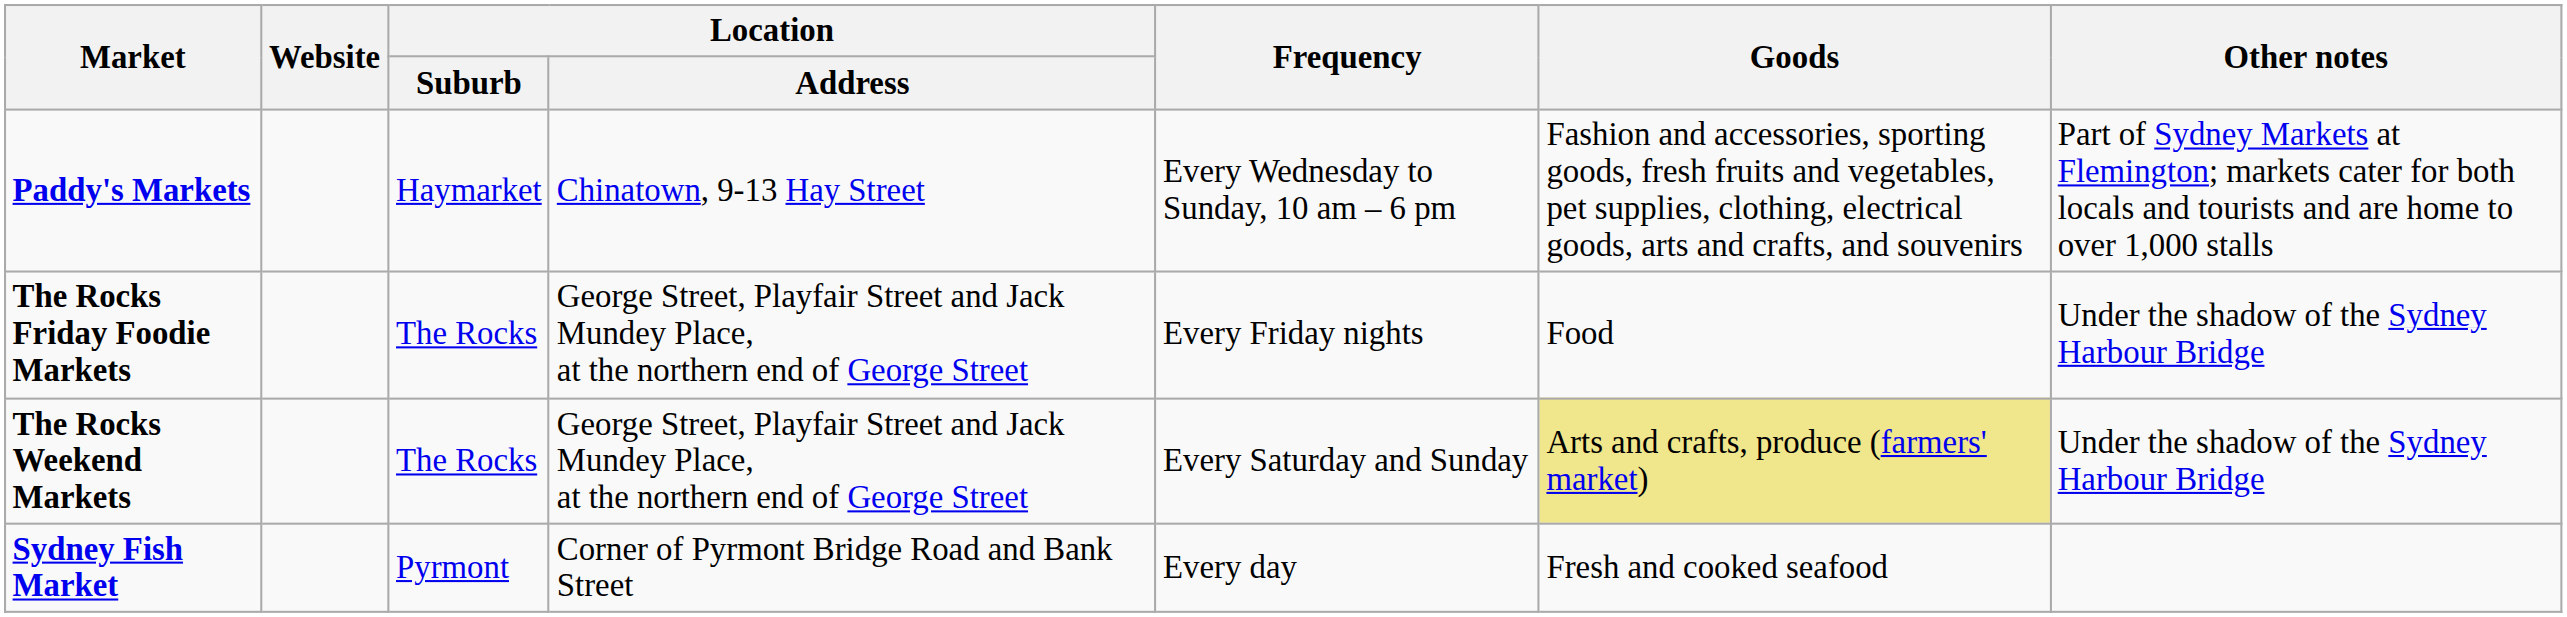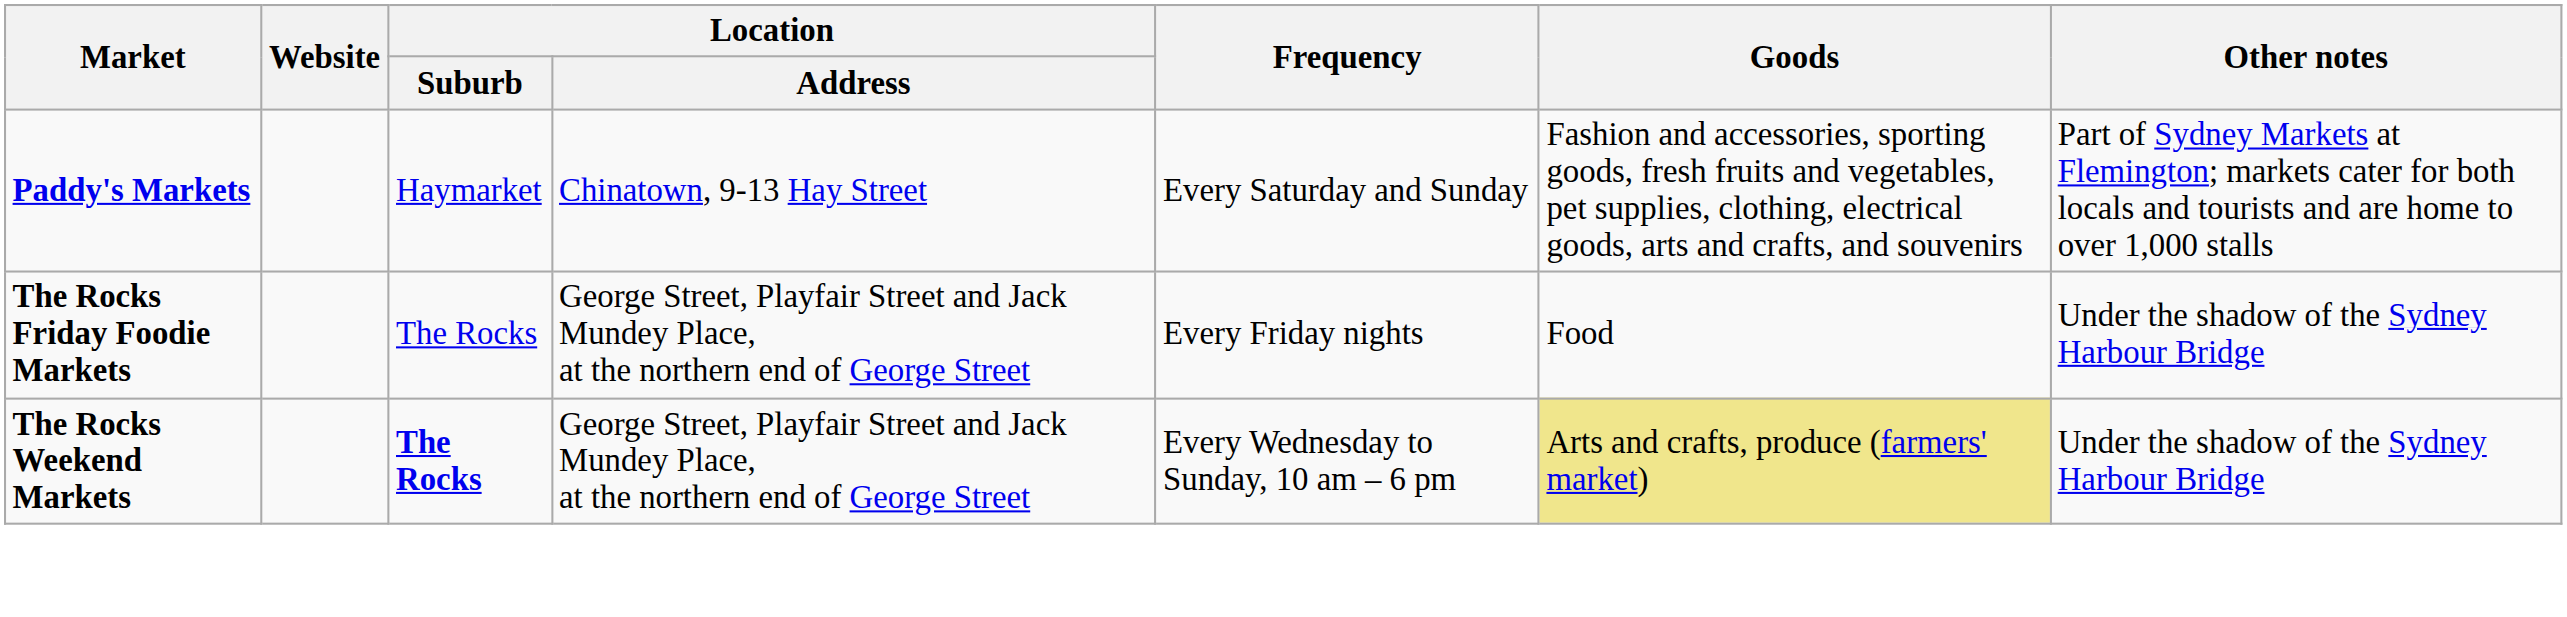(1310, 189) Every Wednesday to Sunday, 10 am – 6 pm -> (1346, 189) Every Saturday and Sunday
(467, 459) normal -> (439, 459) bold
(1346, 459) Every Saturday and Sunday -> (1310, 459) Every Wednesday to Sunday, 10 am – 6 pm
- row: (98, 567)
